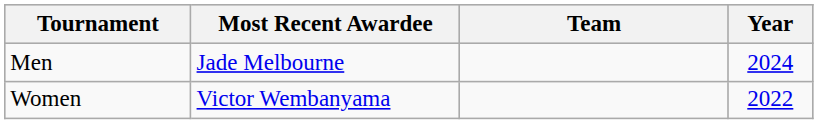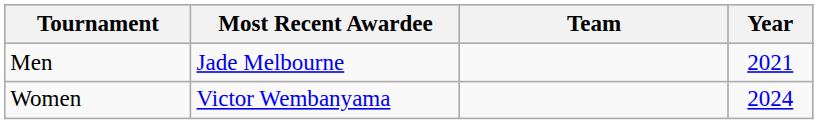(770, 61) 2024 -> (770, 61) 2021
(770, 99) 2022 -> (770, 99) 2024
